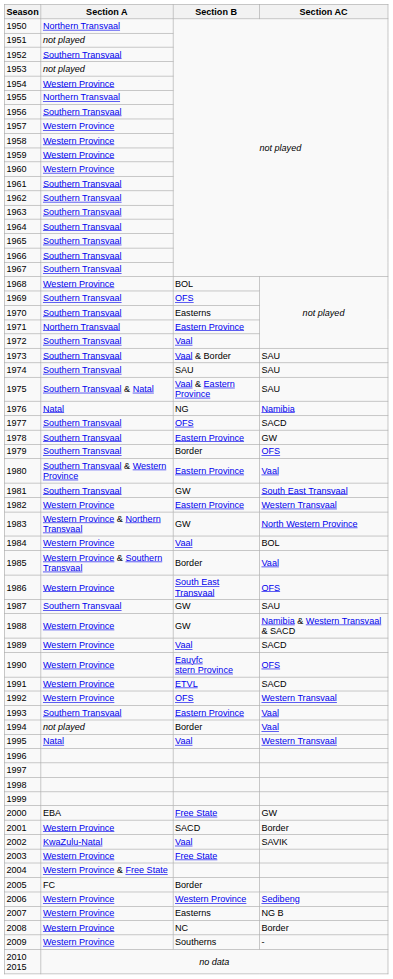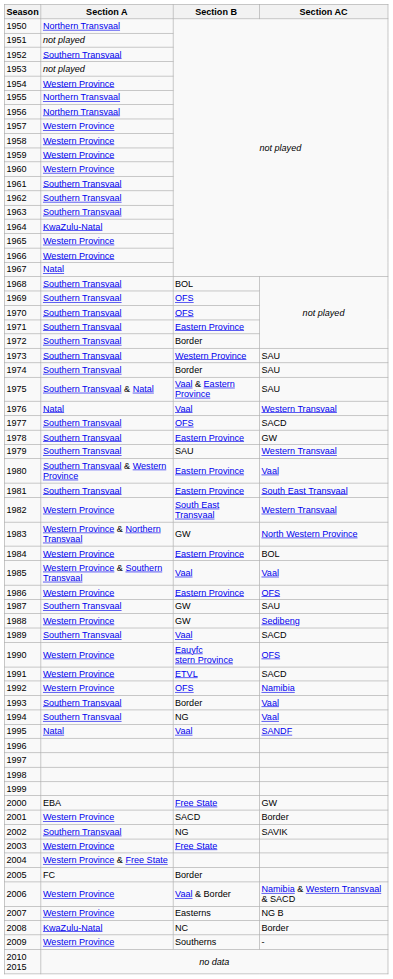(82, 112) Southern Transvaal -> (82, 112) Northern Transvaal
(82, 227) Southern Transvaal -> (73, 227) KwaZulu-Natal
(82, 241) Southern Transvaal -> (79, 241) Western Province
(82, 256) Southern Transvaal -> (79, 256) Western Province
(82, 270) Southern Transvaal -> (54, 270) Natal
(79, 284) Western Province -> (82, 284) Southern Transvaal
(193, 313) Easterns -> (184, 313) OFS
(82, 327) Northern Transvaal -> (82, 327) Southern Transvaal
(184, 342) Vaal -> (189, 342) Border
(203, 356) Vaal & Border -> (211, 356) Western Province
(184, 370) SAU -> (189, 370) Border
(182, 409) NG -> (184, 409) Vaal
(278, 409) Namibia -> (299, 409) Western Transvaal
(189, 452) Border -> (184, 452) SAU
(271, 452) OFS -> (299, 452) Western Transvaal
(183, 491) GW -> (210, 491) Eastern Province
(210, 505) Eastern Province -> (197, 510) South East Transvaal
(184, 544) Vaal -> (210, 554) Eastern Province
(189, 563) Border -> (184, 573) Vaal
(197, 588) South East Transvaal -> (210, 593) Eastern Province
(321, 626) Namibia & Western Transvaal & SACD -> (281, 621) Sedibeng
(79, 646) Western Province -> (82, 636) Southern Transvaal
(299, 699) Western Transvaal -> (278, 689) Namibia
(210, 713) Eastern Province -> (189, 703) Border
(64, 727) not played -> (82, 717) Southern Transvaal
(189, 727) Border -> (182, 717) NG
(299, 742) Western Transvaal -> (277, 732) SANDF
(73, 842) KwaZulu-Natal -> (82, 832) Southern Transvaal
(184, 842) Vaal -> (182, 832) NG
(211, 899) Western Province -> (203, 894) Vaal & Border
(281, 899) Sedibeng -> (321, 894) Namibia & Western Transvaal & SACD
(79, 928) Western Province -> (73, 928) KwaZulu-Natal
